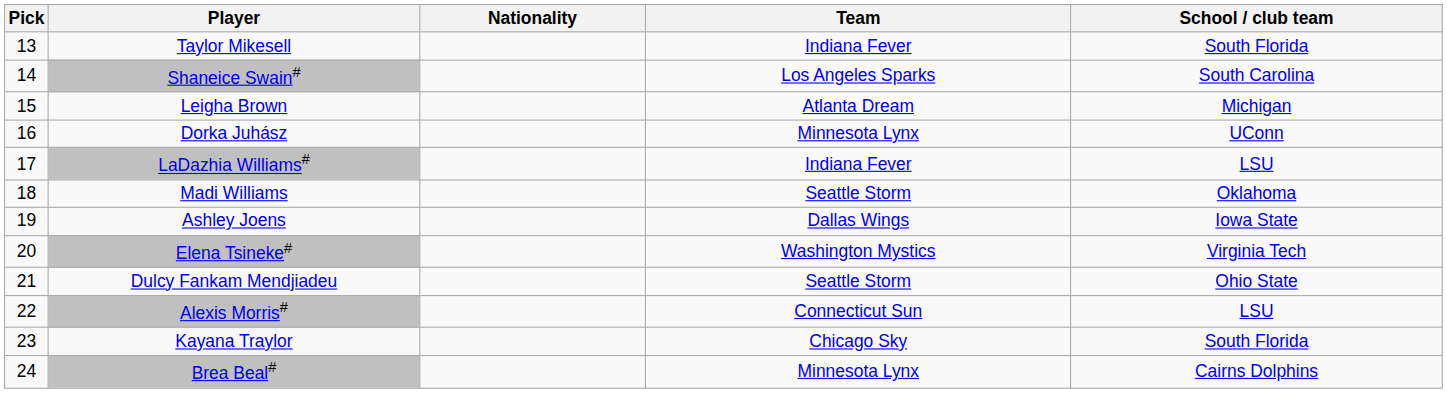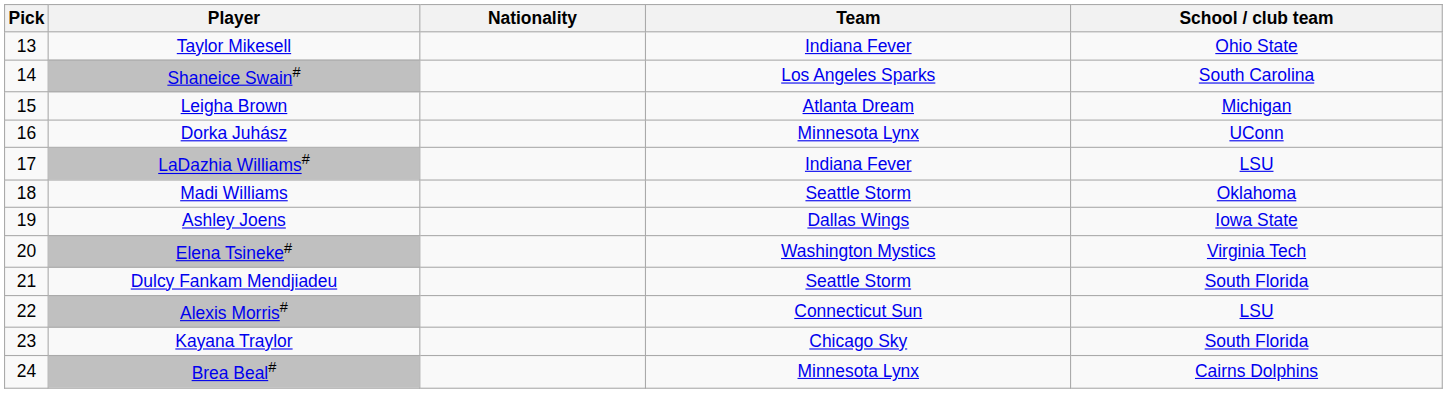(1257, 45) South Florida -> (1257, 45) Ohio State
(1257, 281) Ohio State -> (1257, 281) South Florida
